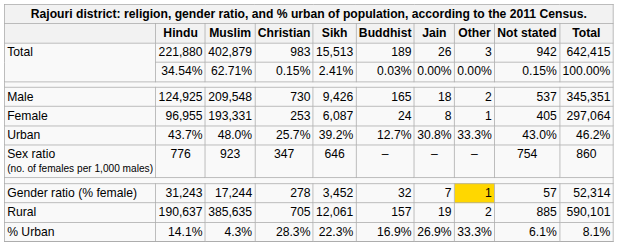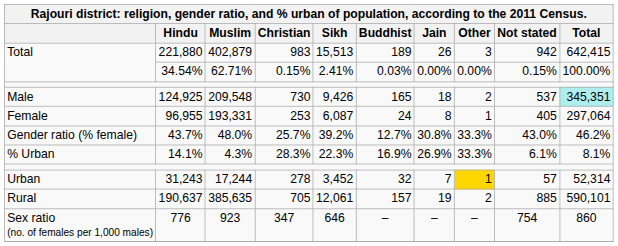(588, 96) no background -> (588, 96) paleturquoise background
(24, 135) Urban -> (72, 135) Gender ratio (% female)
rows swapped: (181, 154) <-> (185, 231)
(72, 193) Gender ratio (% female) -> (24, 179) Urban
